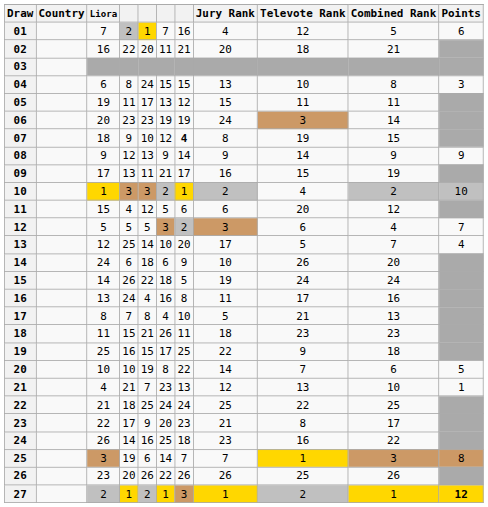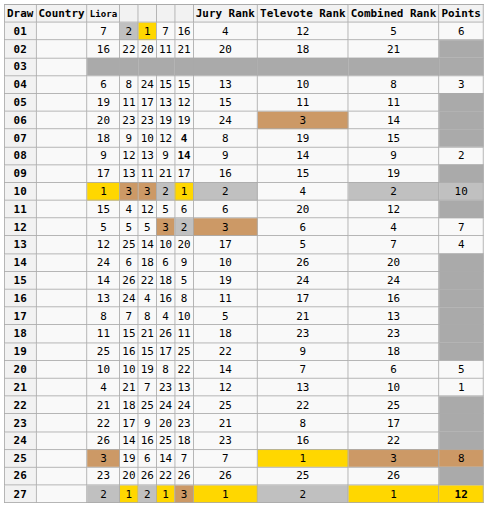(184, 156) normal -> (184, 156) bold
(461, 156) 9 -> (461, 156) 2
